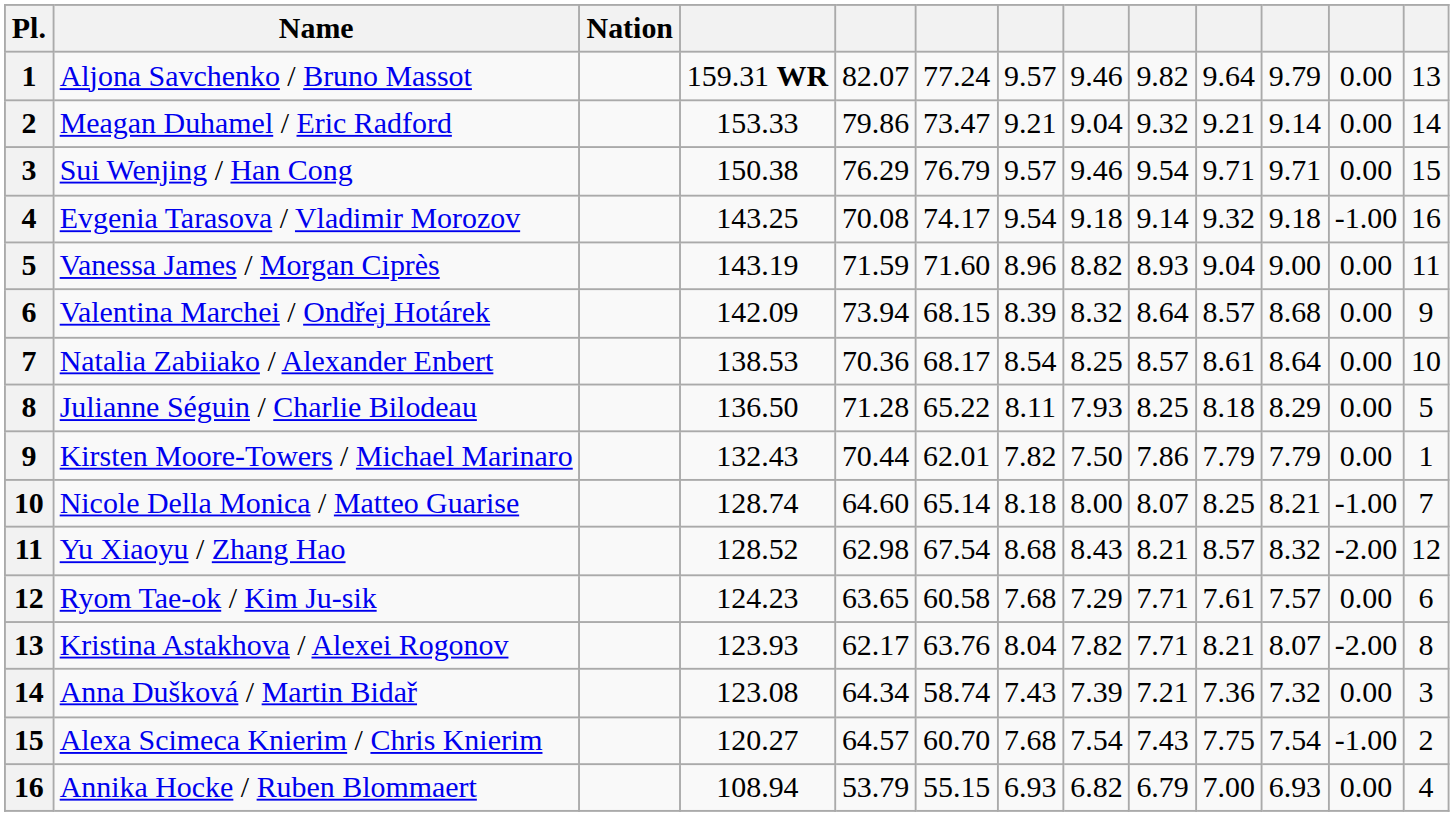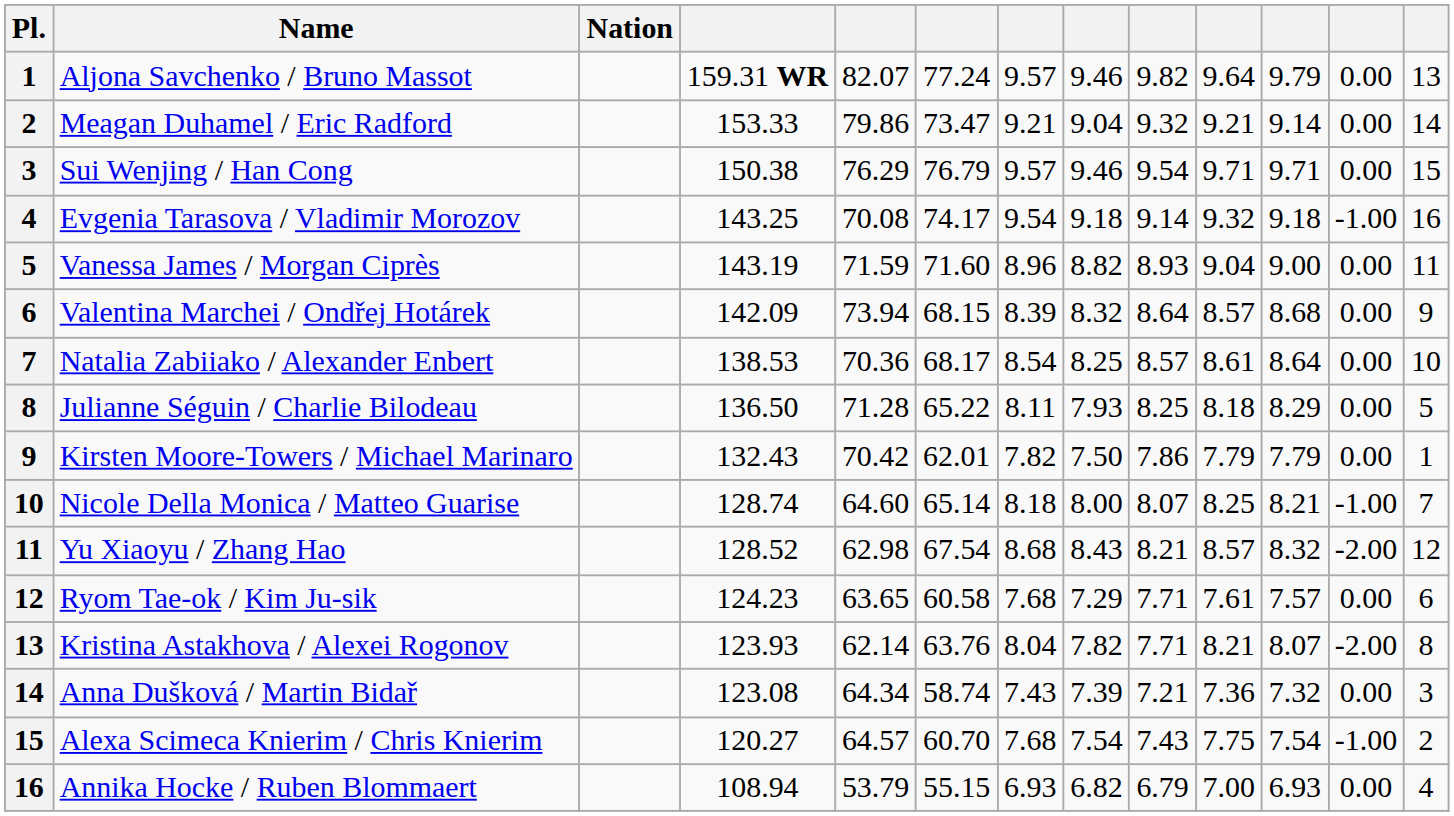(876, 455) 70.44 -> (876, 455) 70.42
(876, 645) 62.17 -> (876, 645) 62.14
